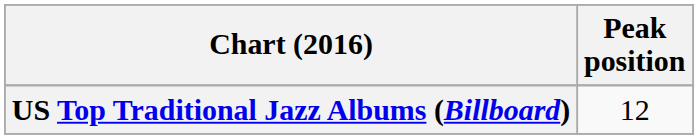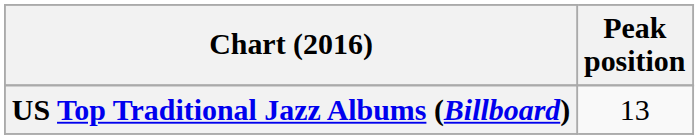(635, 109) 12 -> (635, 109) 13
